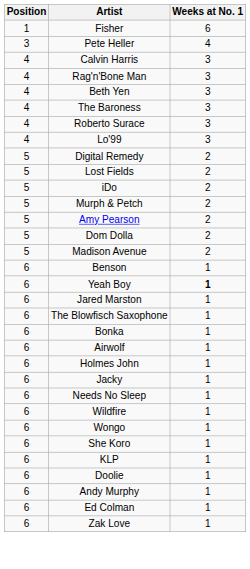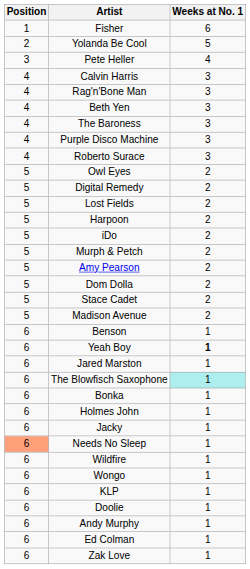+ row: (109, 44)
+ row: (109, 140)
- row: (109, 140)
+ row: (109, 172)
+ row: (109, 220)
+ row: (109, 300)
(208, 316) no background -> (208, 380) paleturquoise background
- row: (109, 348)
(27, 396) no background -> (27, 444) lightsalmon background
- row: (109, 444)
